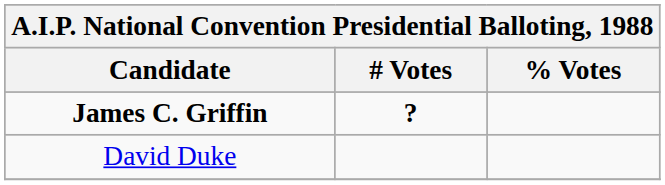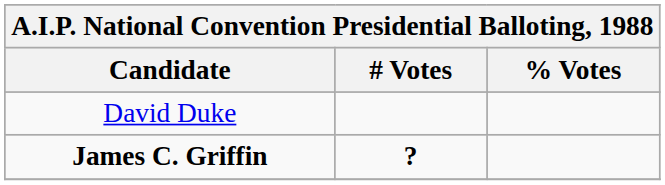rows swapped: (170, 112) <-> (170, 156)
